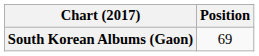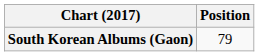(225, 39) 69 -> (225, 39) 79
